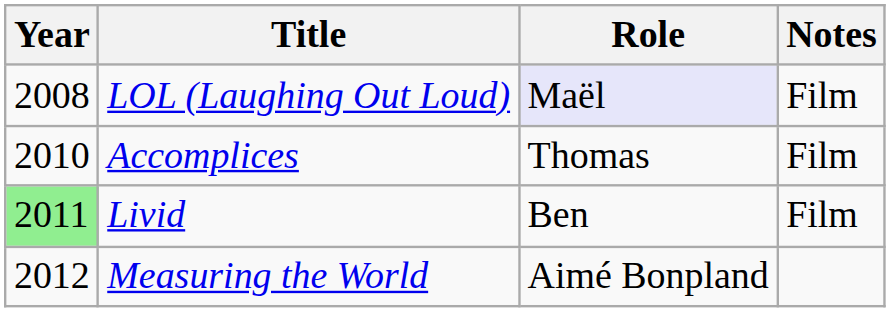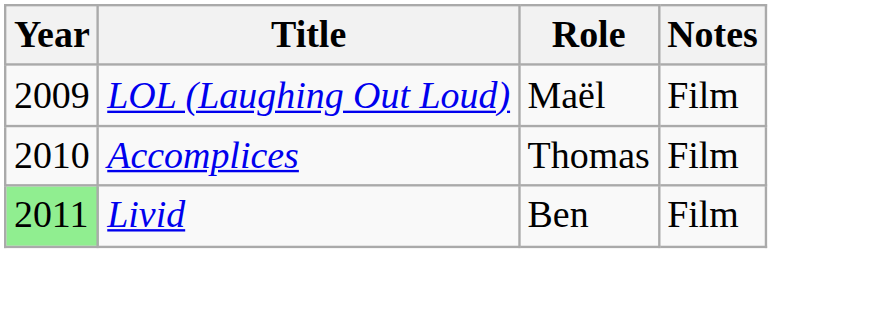(52, 94) 2008 -> (52, 94) 2009
(567, 94) lavender background -> (567, 94) no background
- row: (268, 275)
